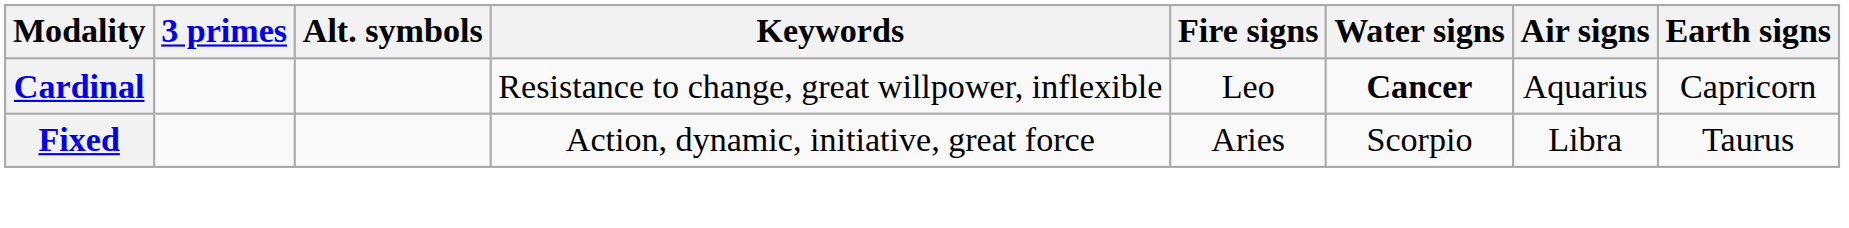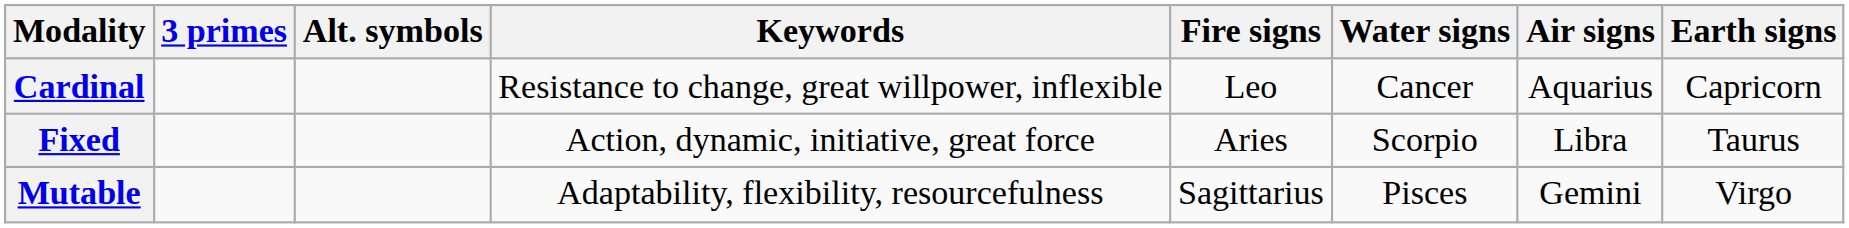(1420, 85) bold -> (1425, 85) normal
+ row: (79, 193)
